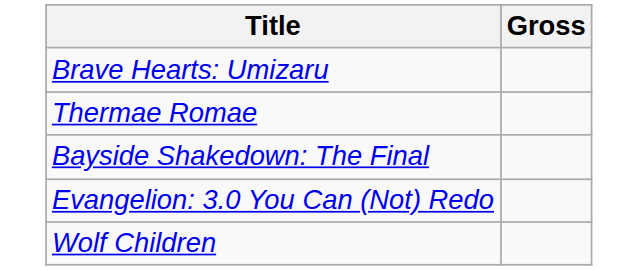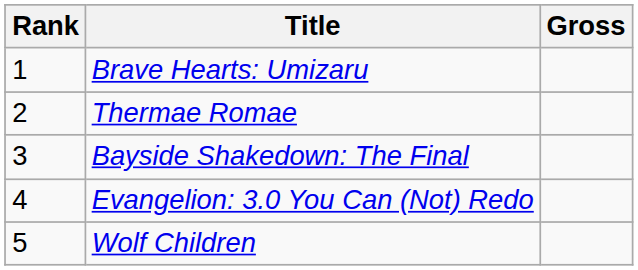+ column: (46, 26)
